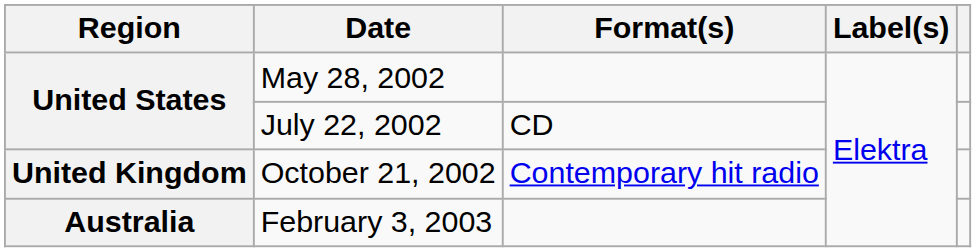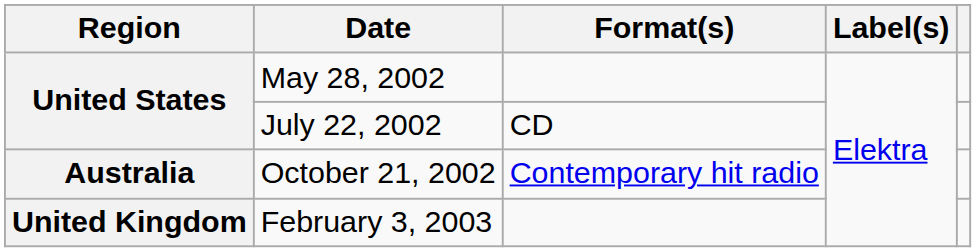(129, 173) United Kingdom -> (129, 173) Australia
(129, 221) Australia -> (129, 221) United Kingdom
